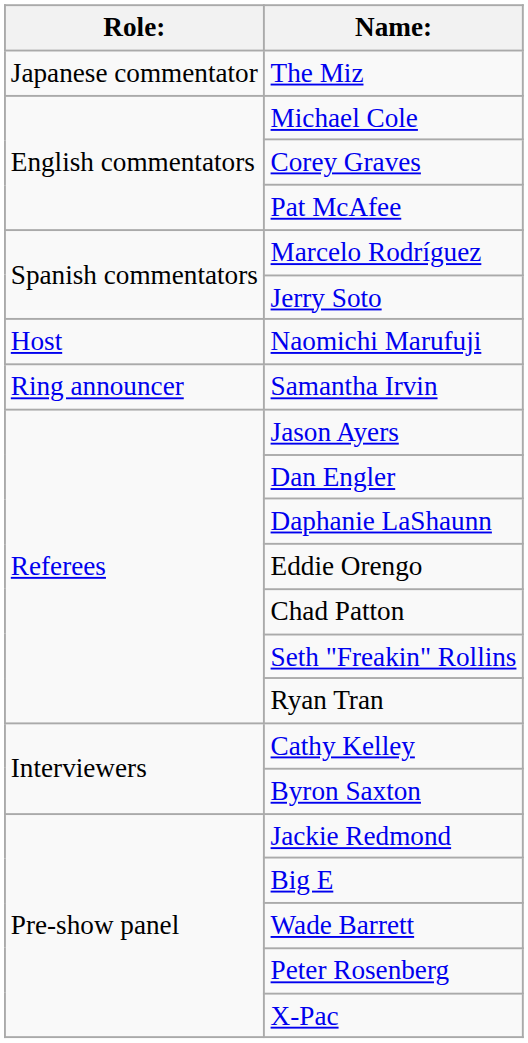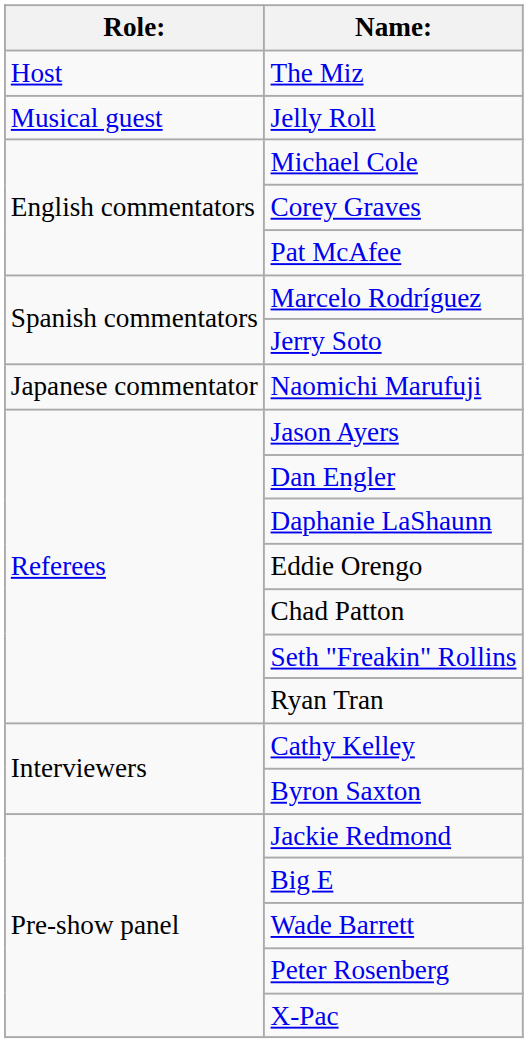(134, 72) Japanese commentator -> (36, 72) Host
+ row: (323, 117)
(36, 341) Host -> (134, 386) Japanese commentator
- row: (354, 386)
